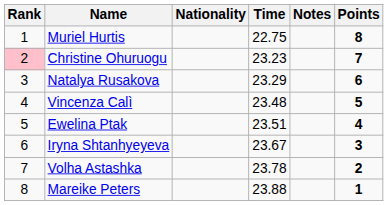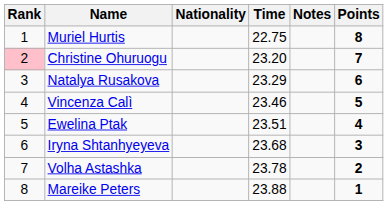(269, 59) 23.23 -> (269, 59) 23.20
(269, 102) 23.48 -> (269, 102) 23.46
(269, 146) 23.67 -> (269, 146) 23.68
